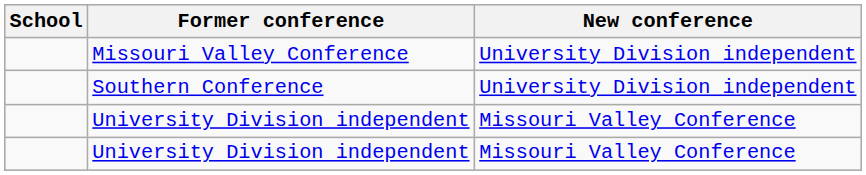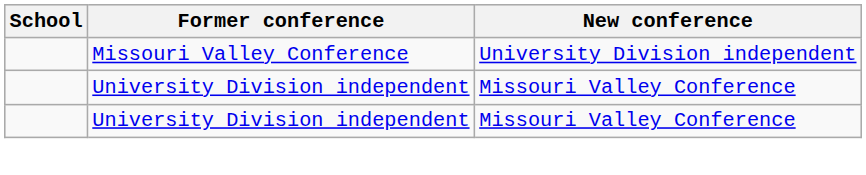- row: (208, 87)
